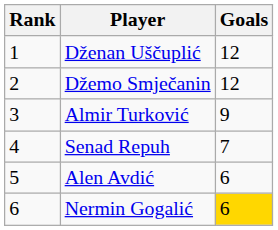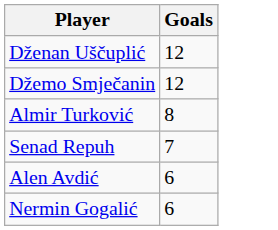- column: (32, 20)
(225, 114) 9 -> (169, 114) 8
(225, 209) gold background -> (169, 209) no background
